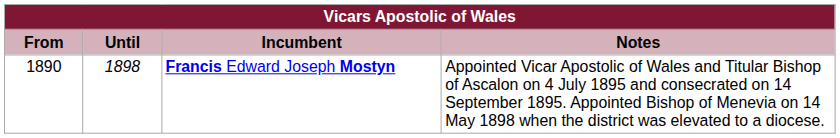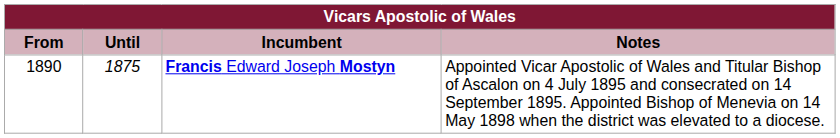(122, 67) 1898 -> (122, 67) 1875
